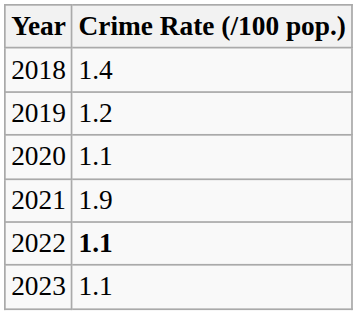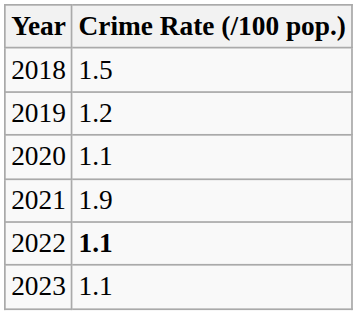(96, 69) 1.4 -> (96, 69) 1.5
